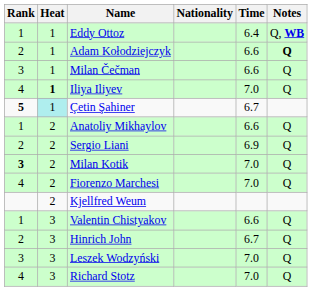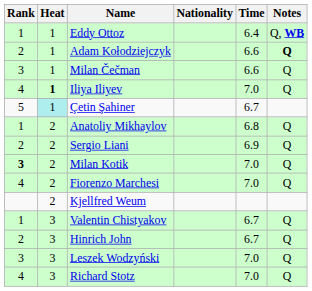(21, 107) bold -> (21, 107) normal
(251, 126) 6.6 -> (251, 126) 6.8
(251, 220) 6.6 -> (251, 220) 6.7
